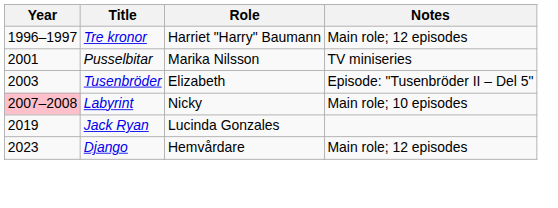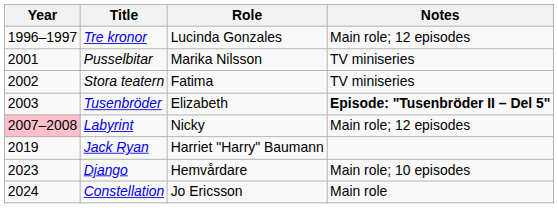(245, 37) Harriet "Harry" Baumann -> (226, 37) Lucinda Gonzales
+ row: (124, 81)
(430, 81) normal -> (440, 103) bold
(397, 103) Main role; 10 episodes -> (400, 125) Main role; 12 episodes
(224, 125) Lucinda Gonzales -> (247, 147) Harriet "Harry" Baumann
(397, 147) Main role; 12 episodes -> (400, 170) Main role; 10 episodes
+ row: (124, 192)
